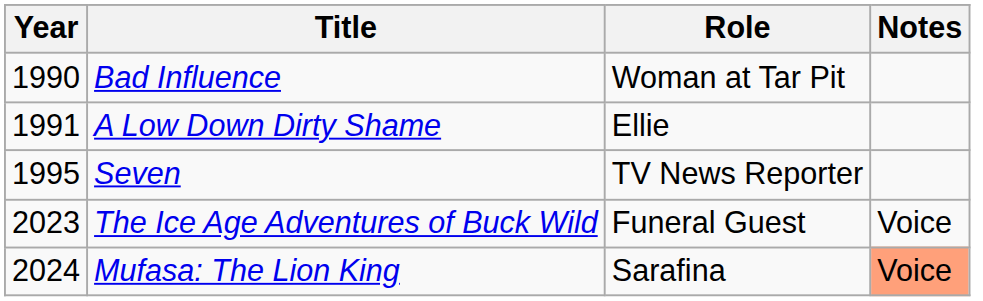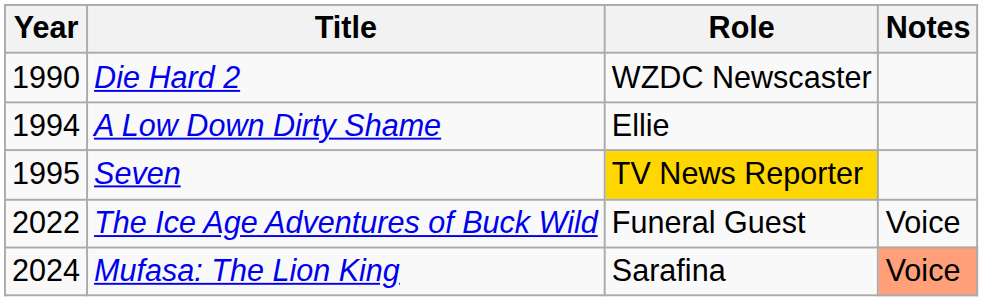- row: (188, 77)
+ row: (167, 77)
(46, 125) 1991 -> (46, 125) 1994
(737, 174) no background -> (737, 174) gold background
(46, 222) 2023 -> (46, 222) 2022
